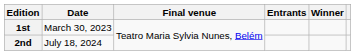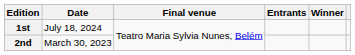(78, 28) March 30, 2023 -> (73, 28) July 18, 2024
(73, 43) July 18, 2024 -> (78, 43) March 30, 2023
